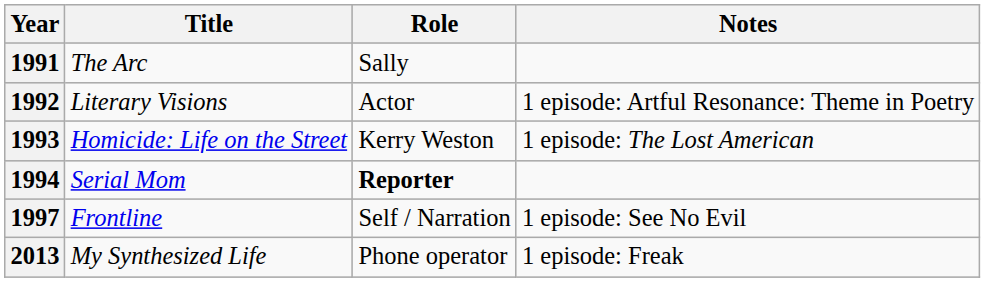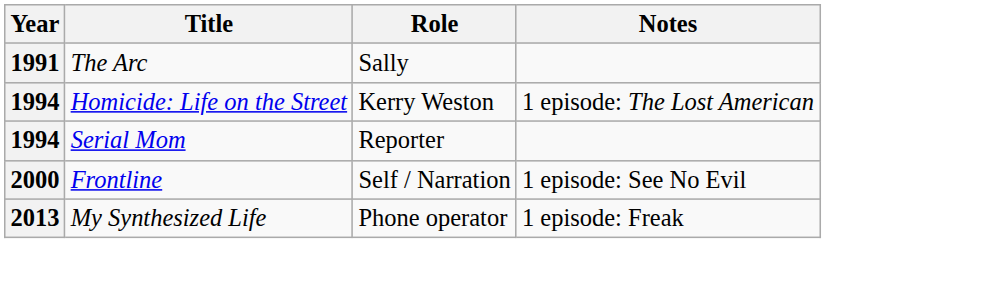- row: (149, 101)
(35, 140) 1993 -> (35, 101) 1994
(406, 179) bold -> (401, 140) normal
(35, 218) 1997 -> (35, 179) 2000
